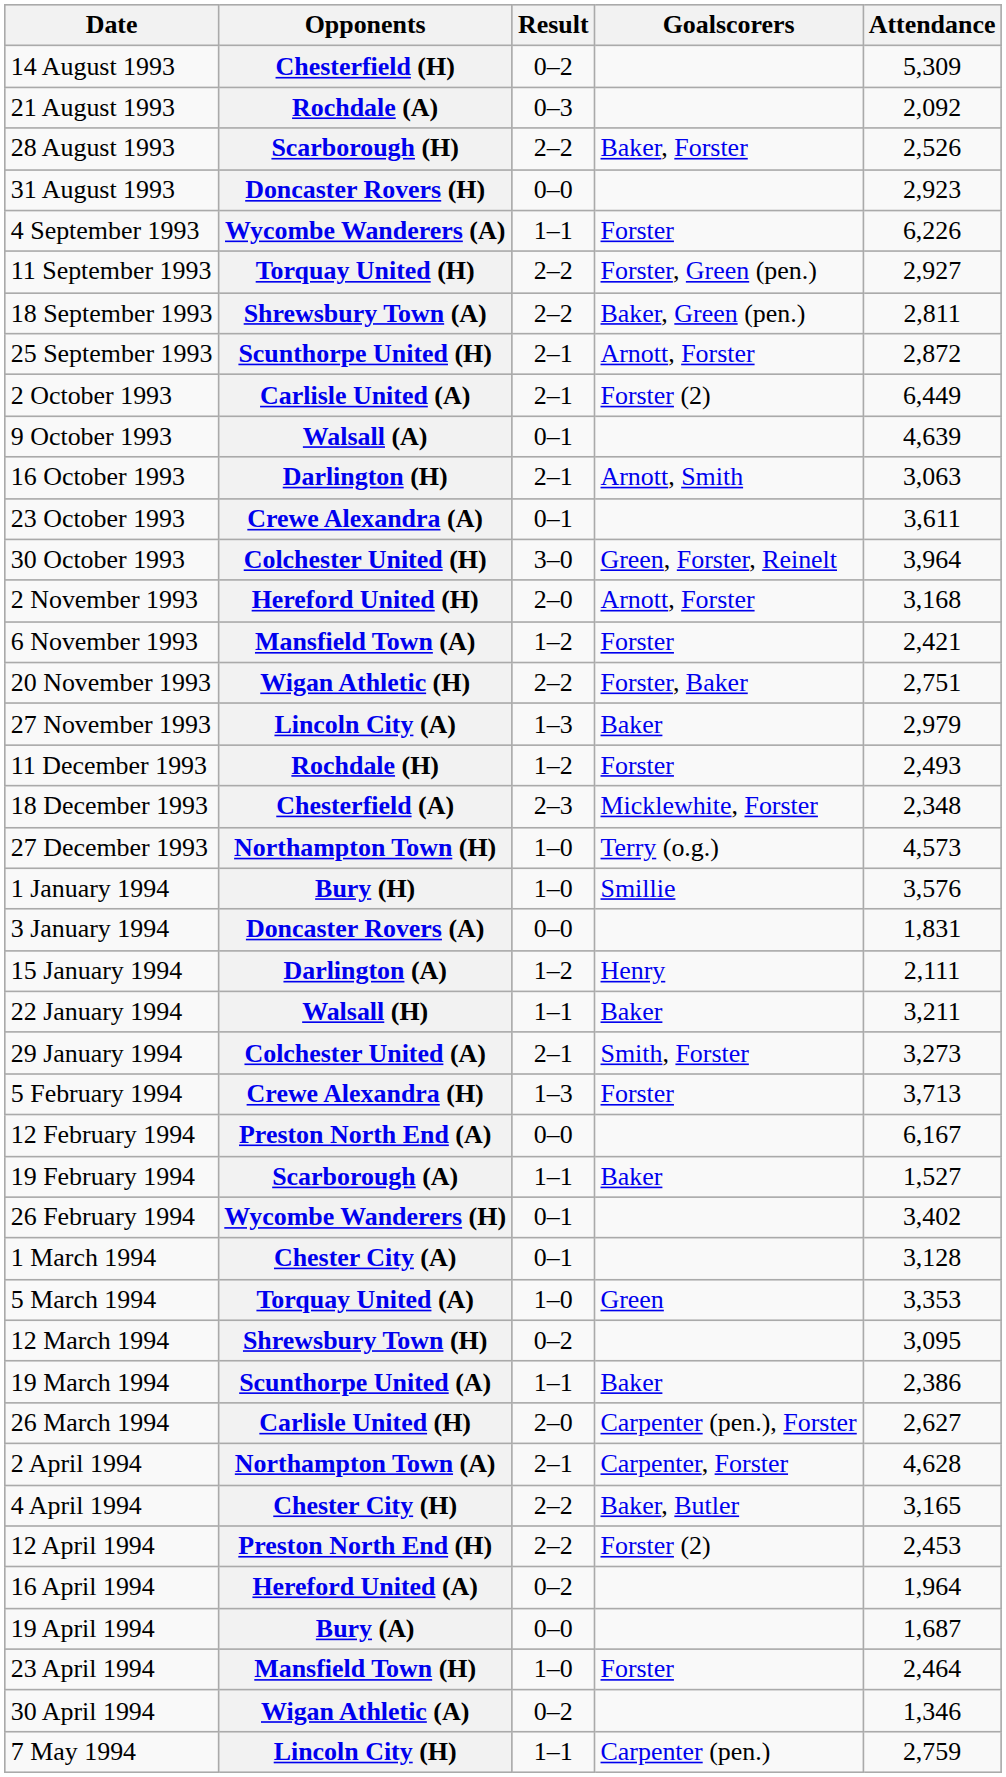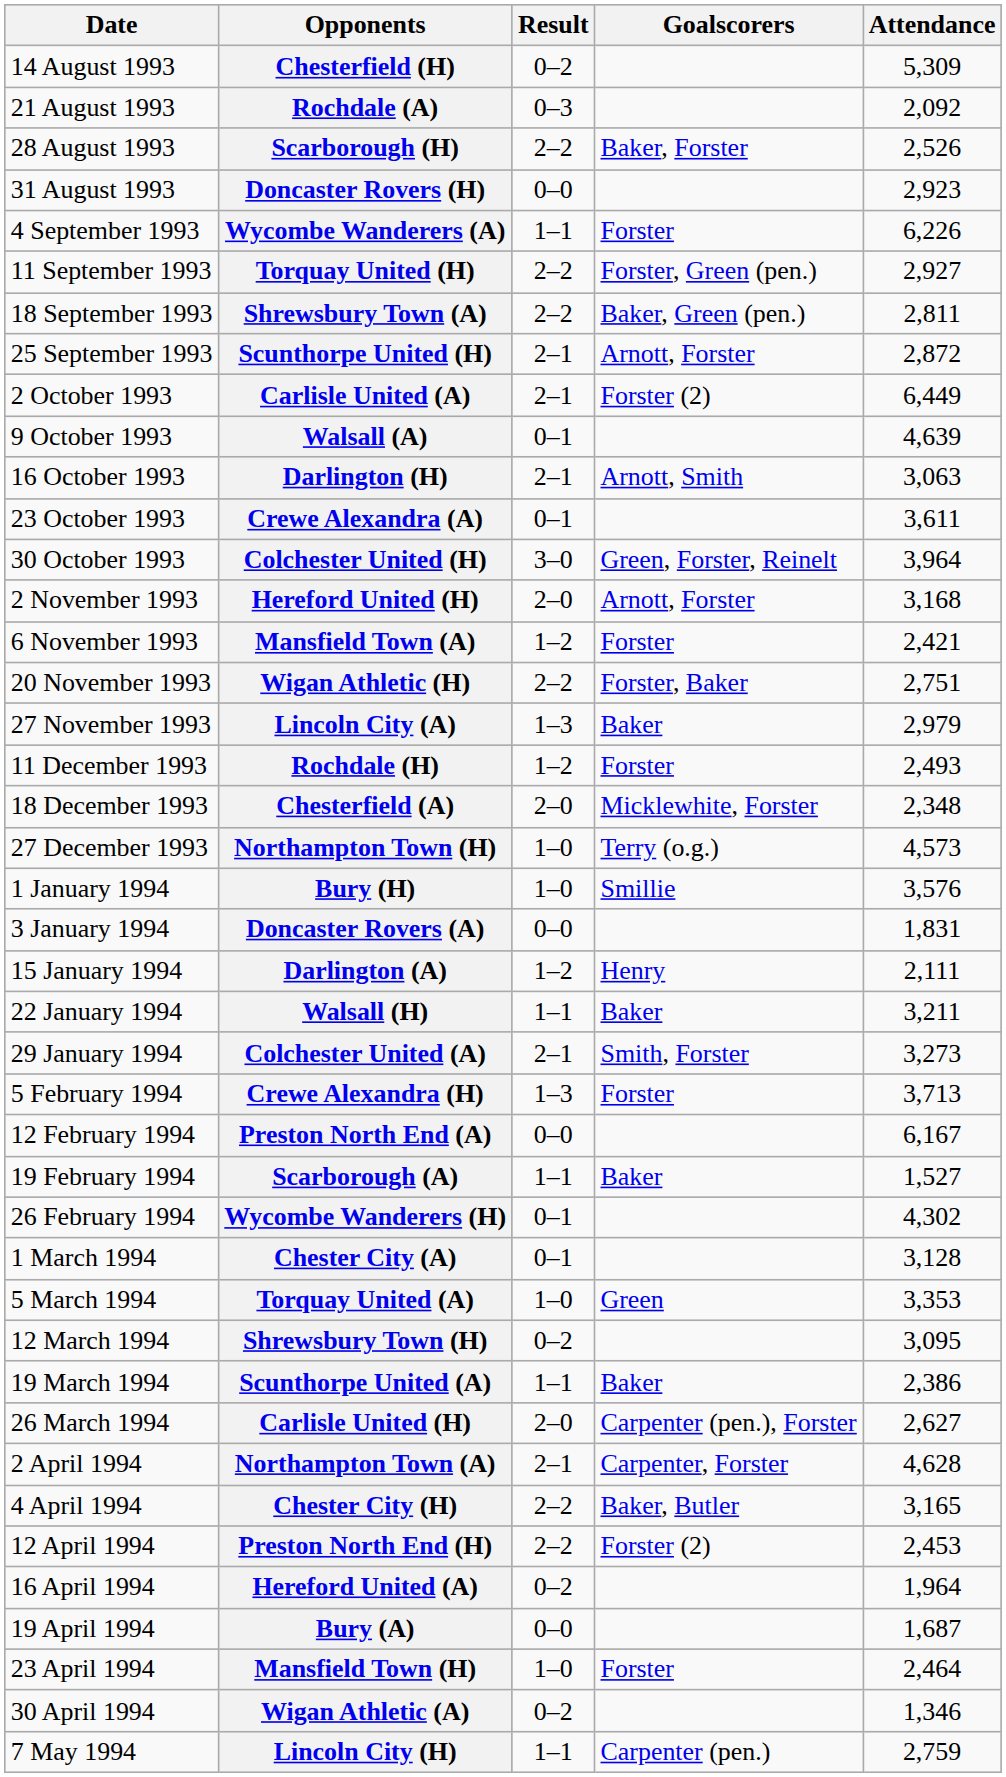(553, 806) 2–3 -> (553, 806) 2–0
(932, 1217) 3,402 -> (932, 1217) 4,302
